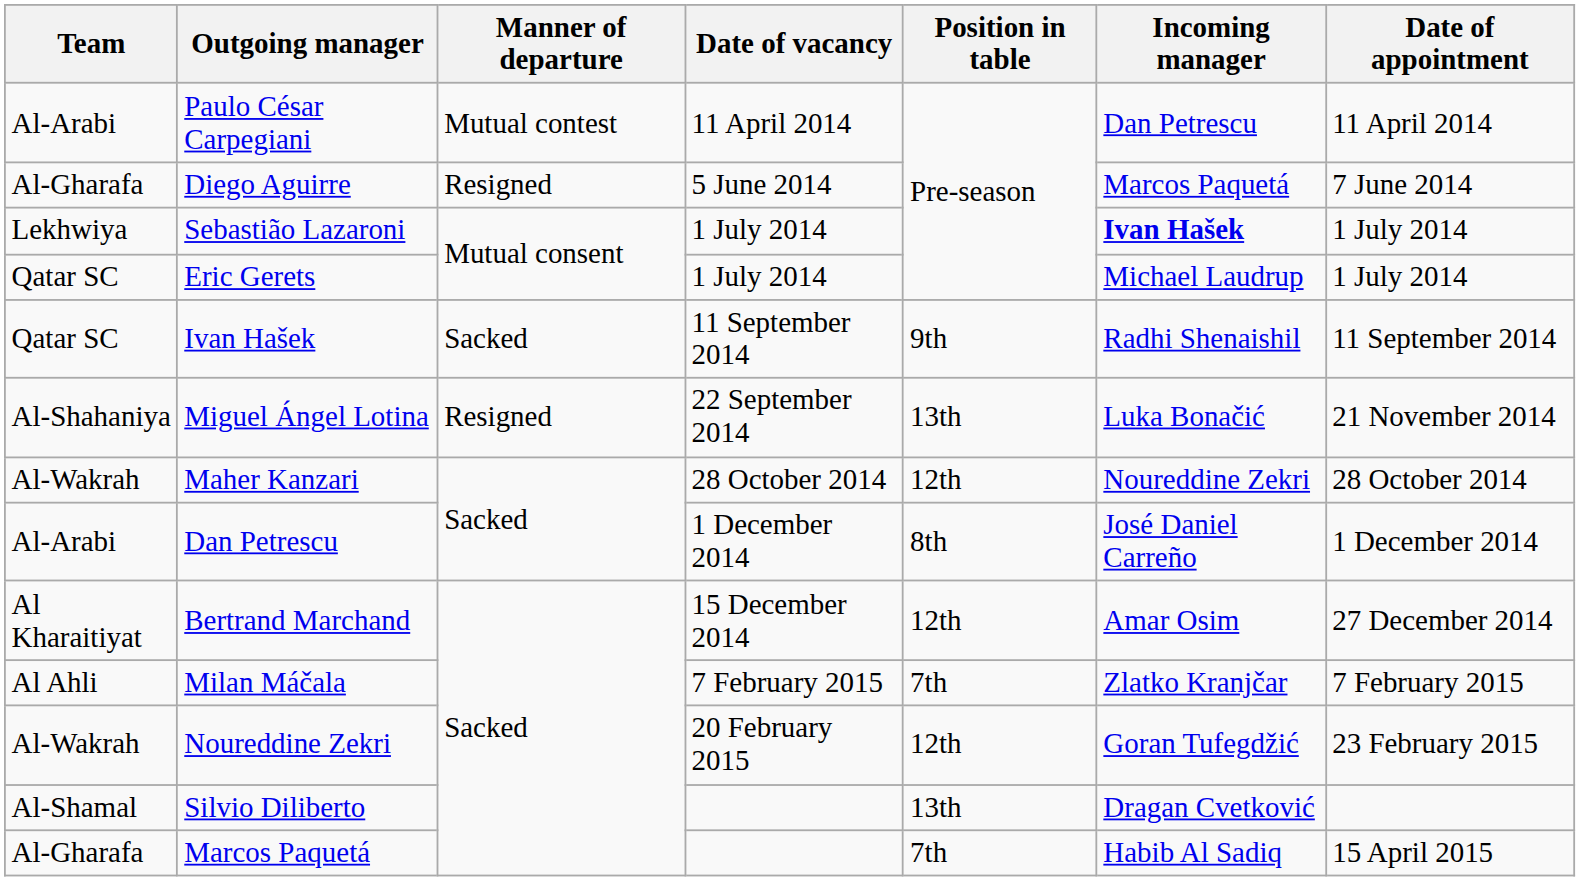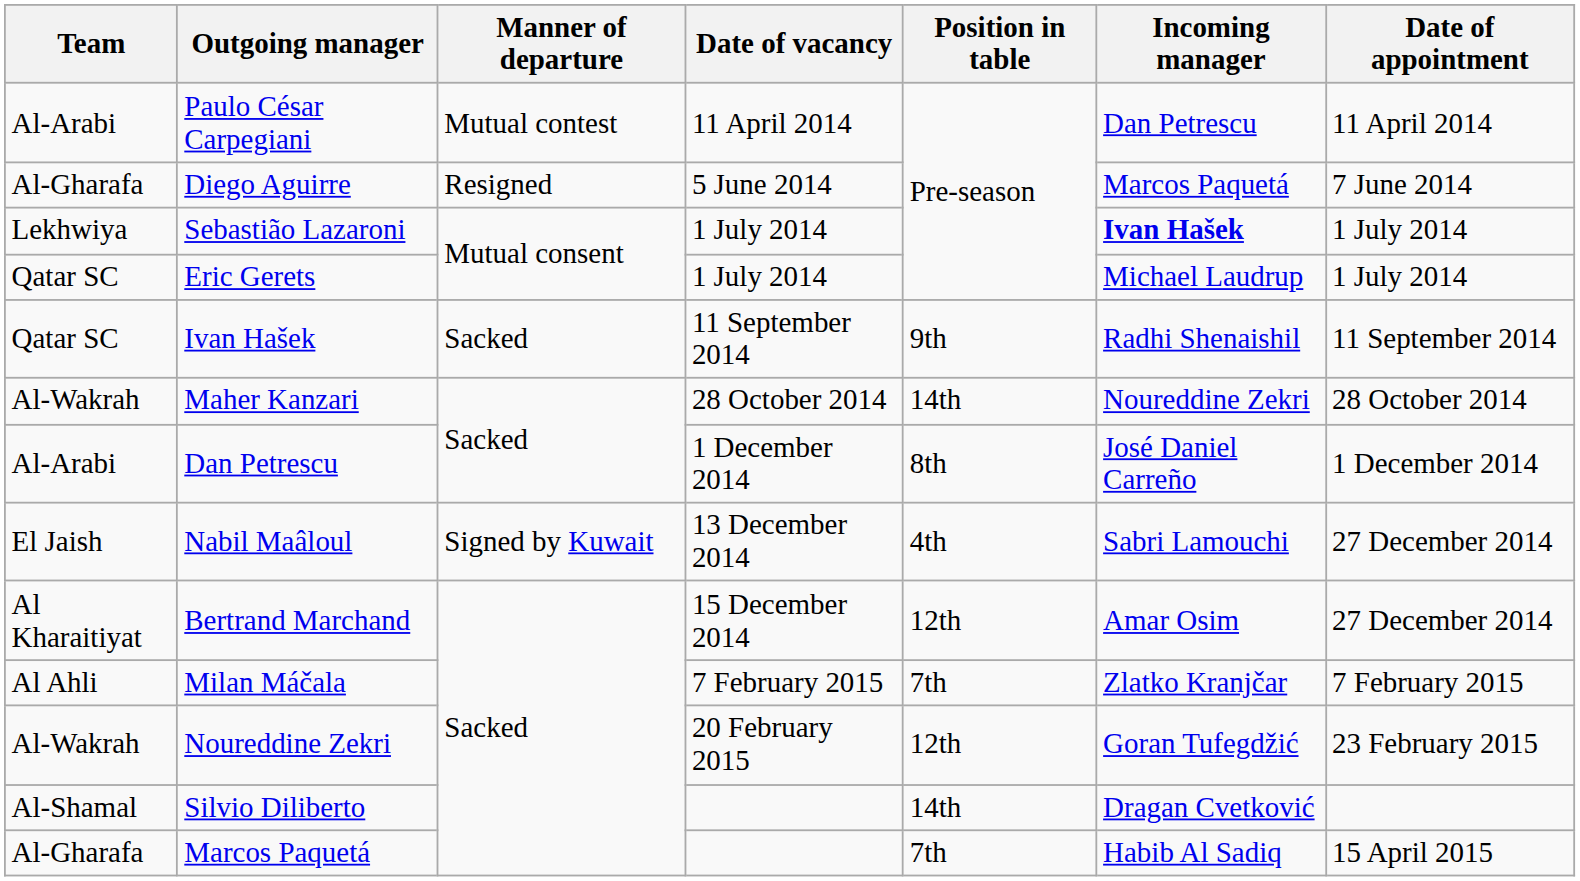- row: (307, 417)
(936, 479) 12th -> (935, 400) 14th
+ row: (268, 541)
(936, 806) 13th -> (935, 806) 14th
